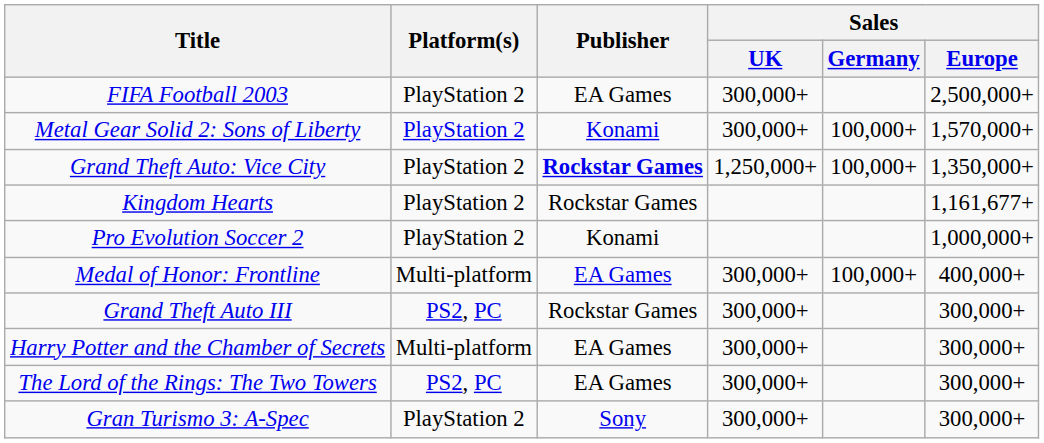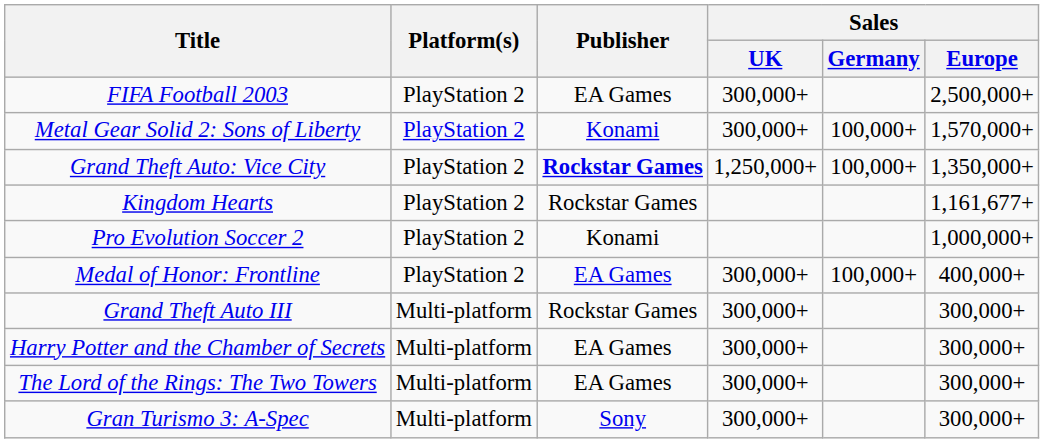(464, 274) Multi-platform -> (464, 274) PlayStation 2
(464, 310) PS2, PC -> (464, 310) Multi-platform
(464, 382) PS2, PC -> (464, 382) Multi-platform
(464, 418) PlayStation 2 -> (464, 418) Multi-platform
